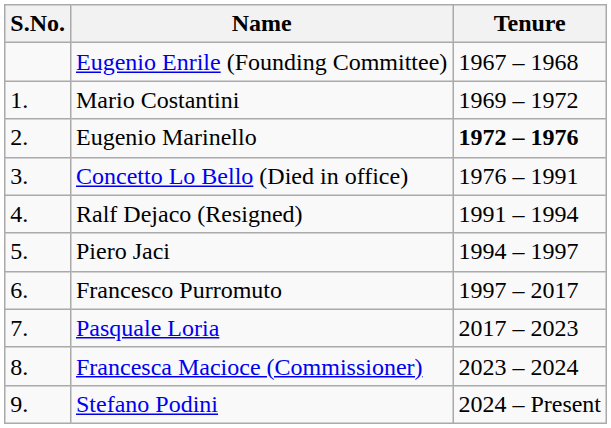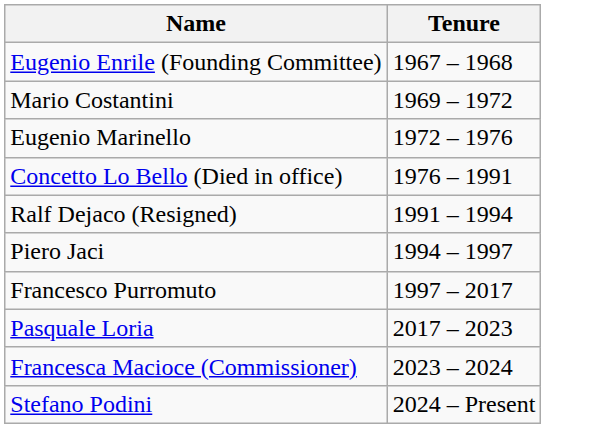- column: (38, 23)
(518, 137) bold -> (453, 137) normal
